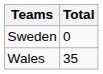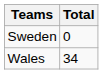(71, 58) 35 -> (71, 58) 34
